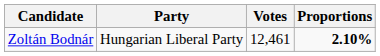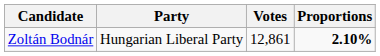(270, 39) 12,461 -> (270, 39) 12,861
